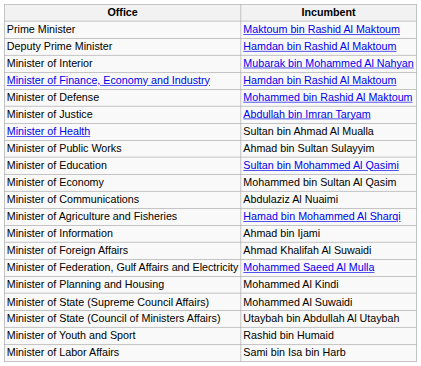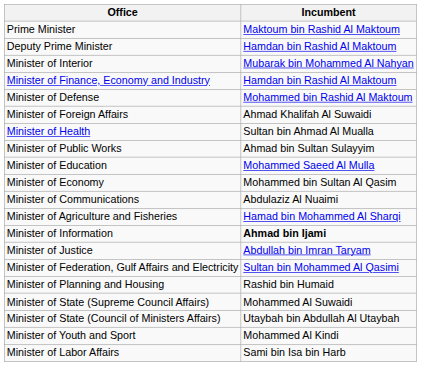rows swapped: (67, 251) <-> (50, 115)
(321, 166) Sultan bin Mohammed Al Qasimi -> (309, 166) Mohammed Saeed Al Mulla
(282, 234) normal -> (285, 234) bold
(309, 268) Mohammed Saeed Al Mulla -> (321, 268) Sultan bin Mohammed Al Qasimi
(291, 285) Mohammed Al Kindi -> (289, 285) Rashid bin Humaid
(289, 336) Rashid bin Humaid -> (291, 336) Mohammed Al Kindi
